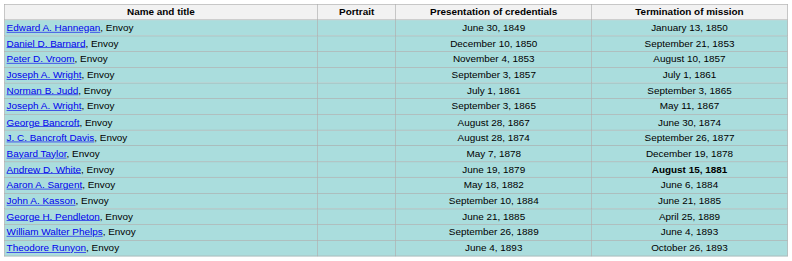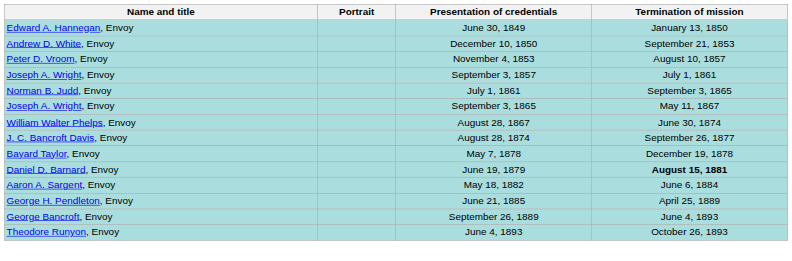(63, 43) Daniel D. Barnard, Envoy -> (60, 43) Andrew D. White, Envoy
(60, 122) George Bancroft, Envoy -> (71, 122) William Walter Phelps, Envoy
(60, 169) Andrew D. White, Envoy -> (63, 169) Daniel D. Barnard, Envoy
- row: (494, 201)
(71, 232) William Walter Phelps, Envoy -> (60, 216) George Bancroft, Envoy
